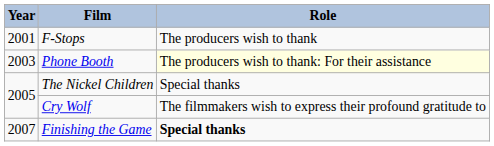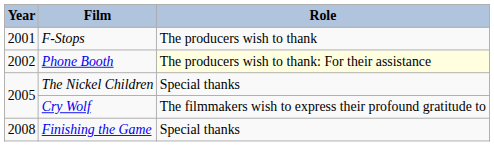(21, 61) 2003 -> (21, 61) 2002
(21, 130) 2007 -> (21, 130) 2008
(203, 130) bold -> (200, 130) normal
